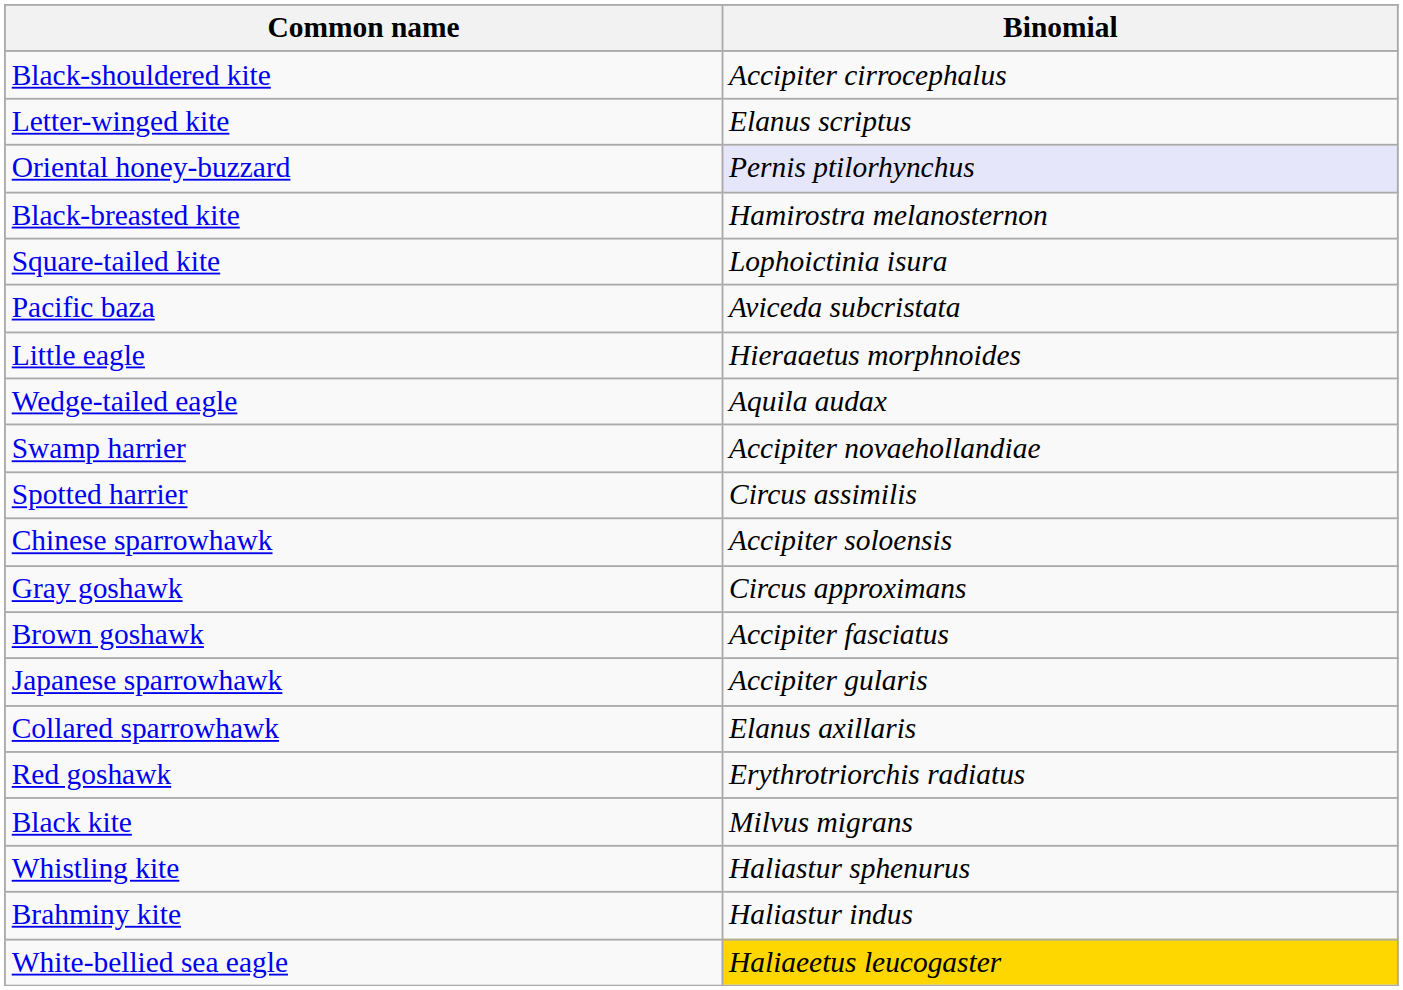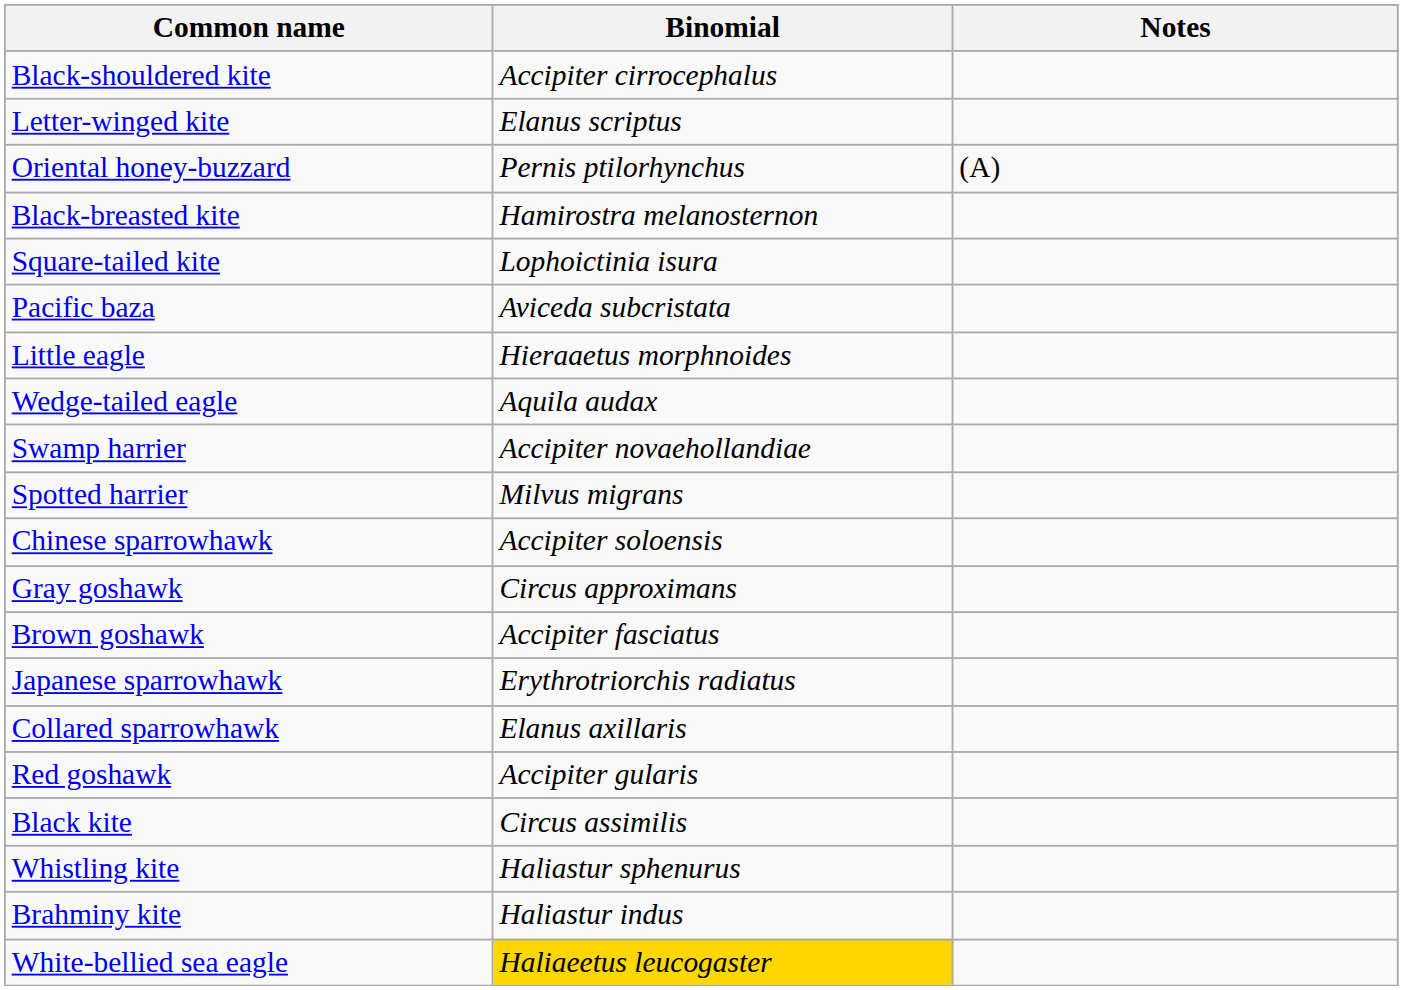+ column: (1176, 27)
(852, 167) lavender background -> (622, 167) no background
(823, 494) Circus assimilis -> (591, 494) Milvus migrans
(828, 681) Accipiter gularis -> (648, 681) Erythrotriorchis radiatus
(877, 774) Erythrotriorchis radiatus -> (599, 774) Accipiter gularis
(821, 821) Milvus migrans -> (593, 821) Circus assimilis
